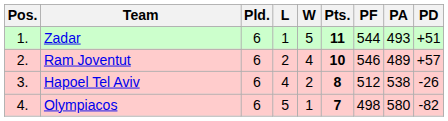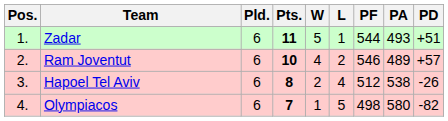columns swapped: (337, 15) <-> (285, 15)
